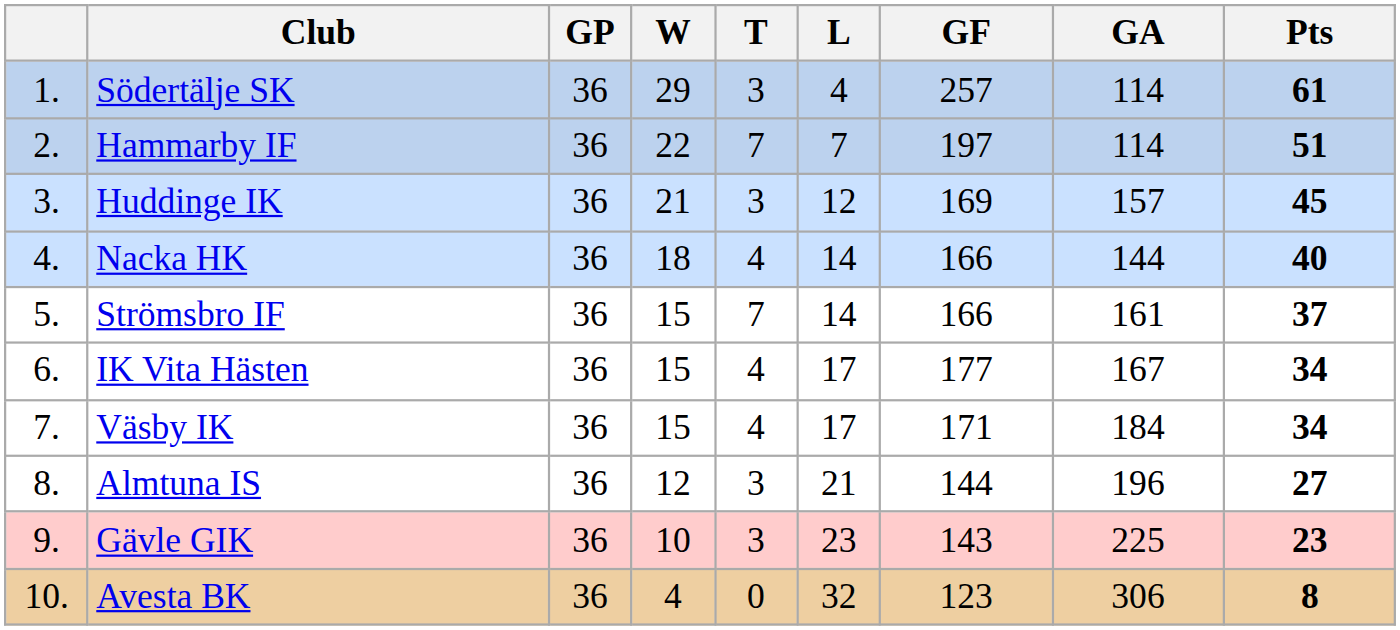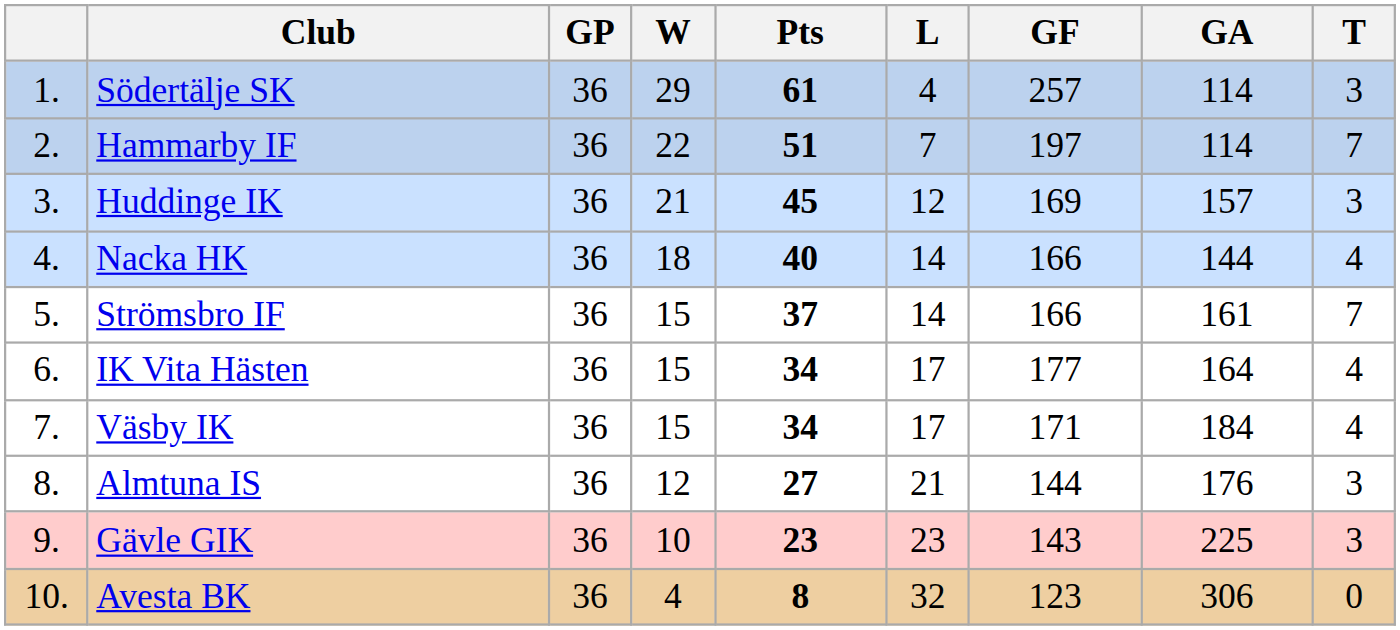columns swapped: (756, 32) <-> (1310, 32)
(1138, 370) 167 -> (1227, 370) 164
(1138, 483) 196 -> (1227, 483) 176
